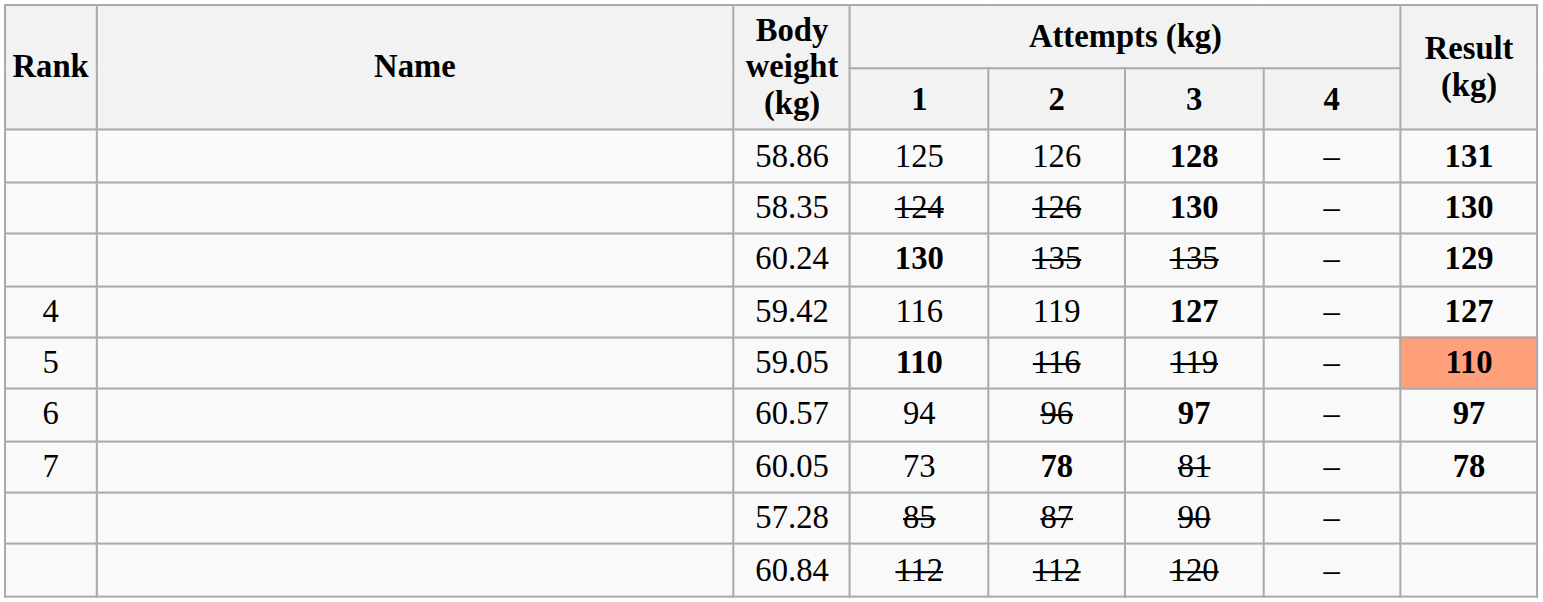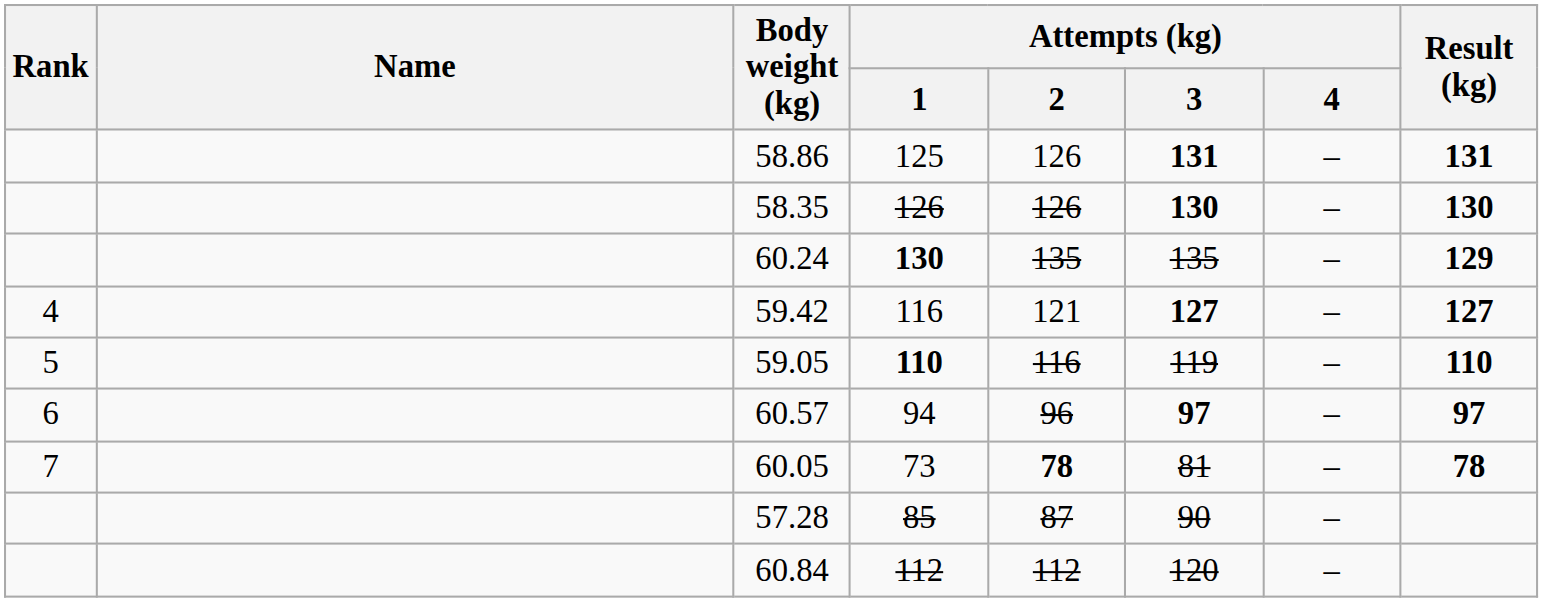(1194, 155) 128 -> (1194, 155) 131
(919, 207) 124 -> (919, 207) 126
(1057, 310) 119 -> (1057, 310) 121
(1469, 362) lightsalmon background -> (1469, 362) no background
